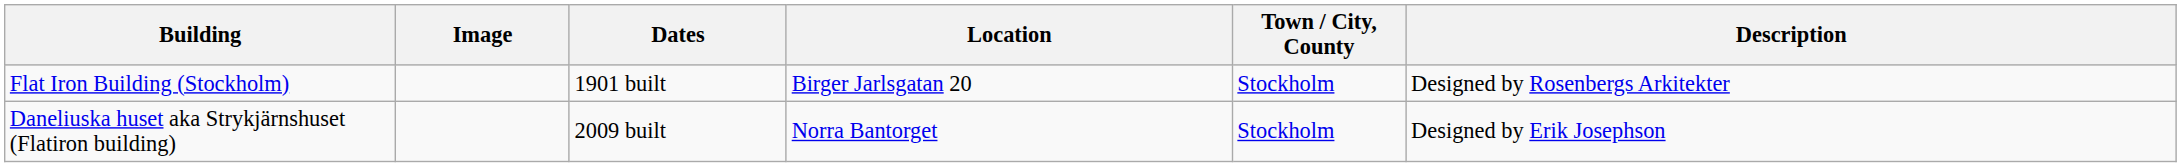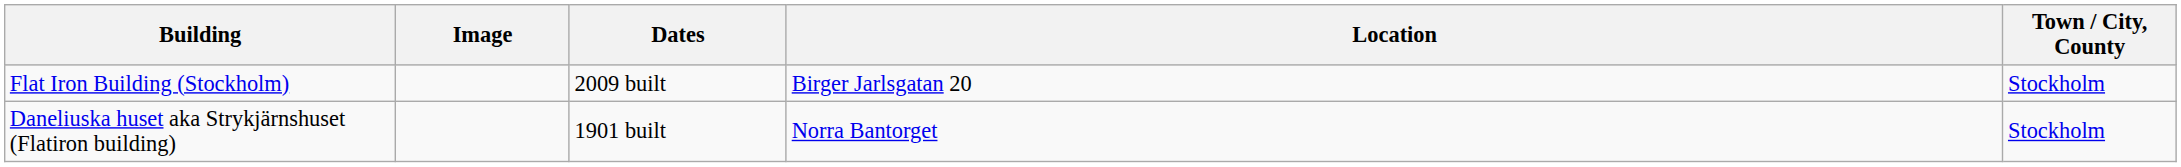- column: (1791, 34)
(620, 82) 1901 built -> (620, 82) 2009 built
(620, 131) 2009 built -> (620, 131) 1901 built
